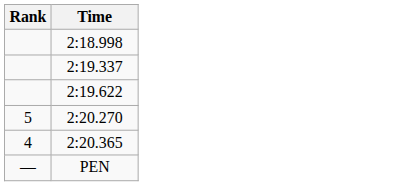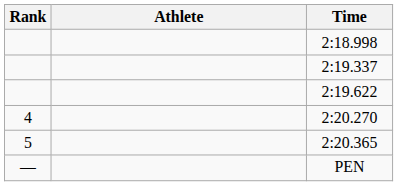+ column: (179, 17)
(28, 117) 5 -> (28, 117) 4
(28, 142) 4 -> (28, 142) 5
